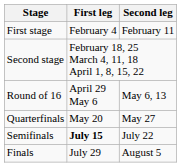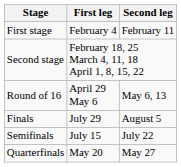rows swapped: (36, 118) <-> (20, 153)
(86, 136) bold -> (85, 136) normal
